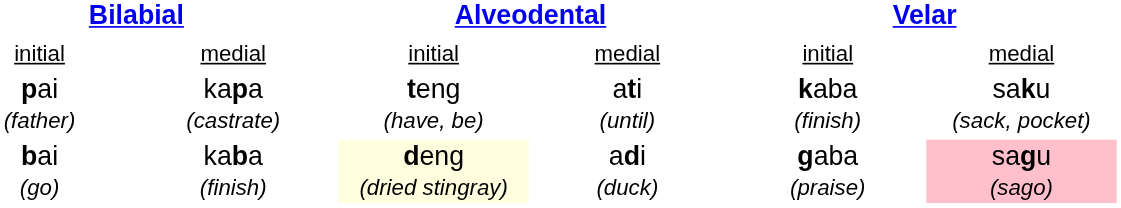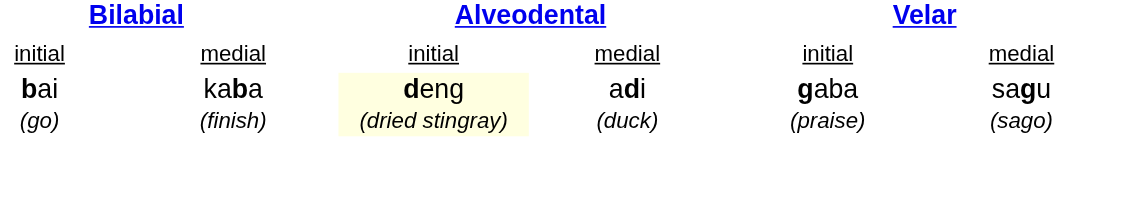- row: (40, 104)
(1021, 171) pink background -> (1021, 104) no background
